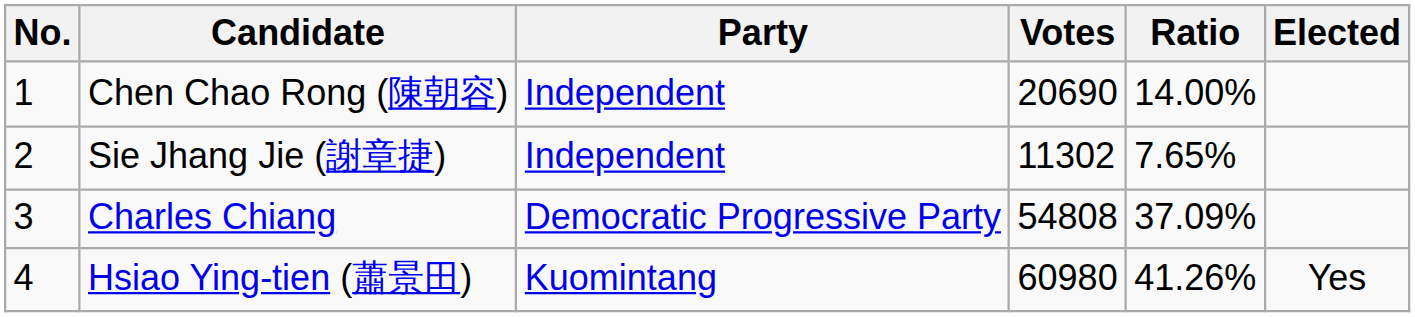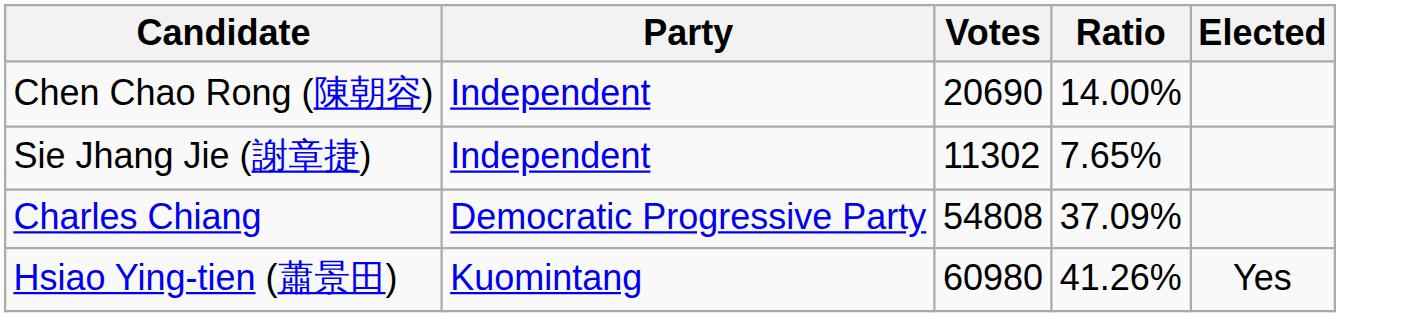- column: (42, 33)
